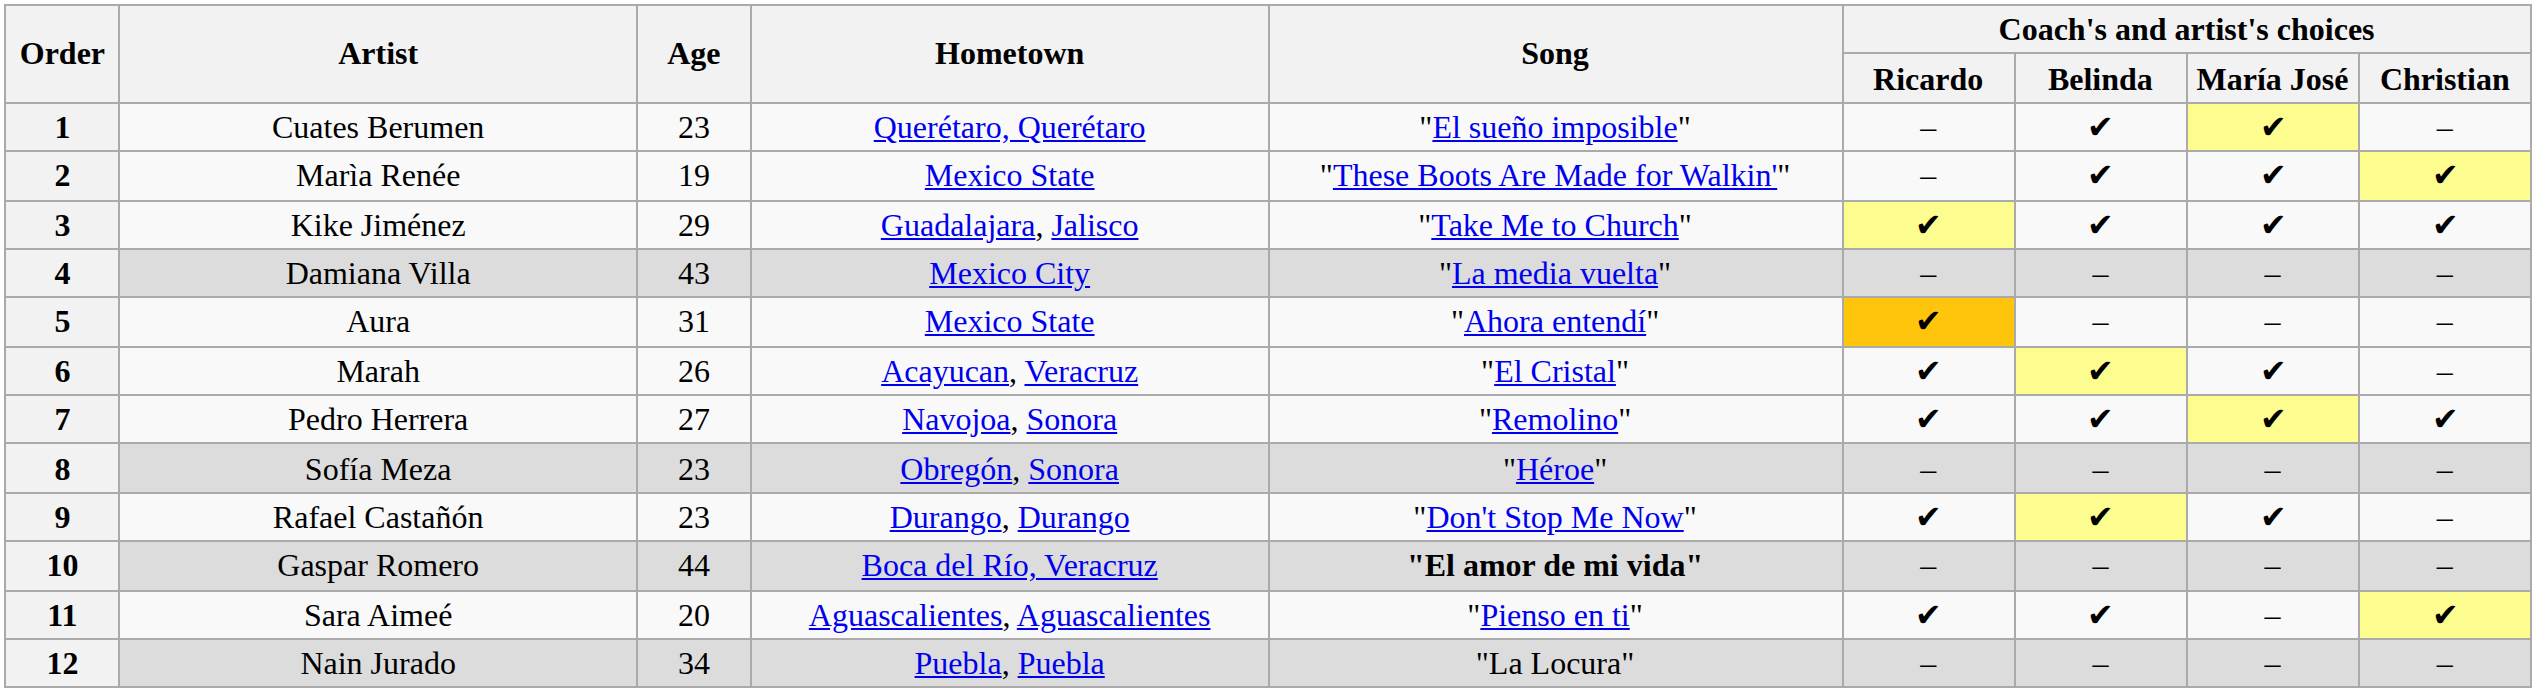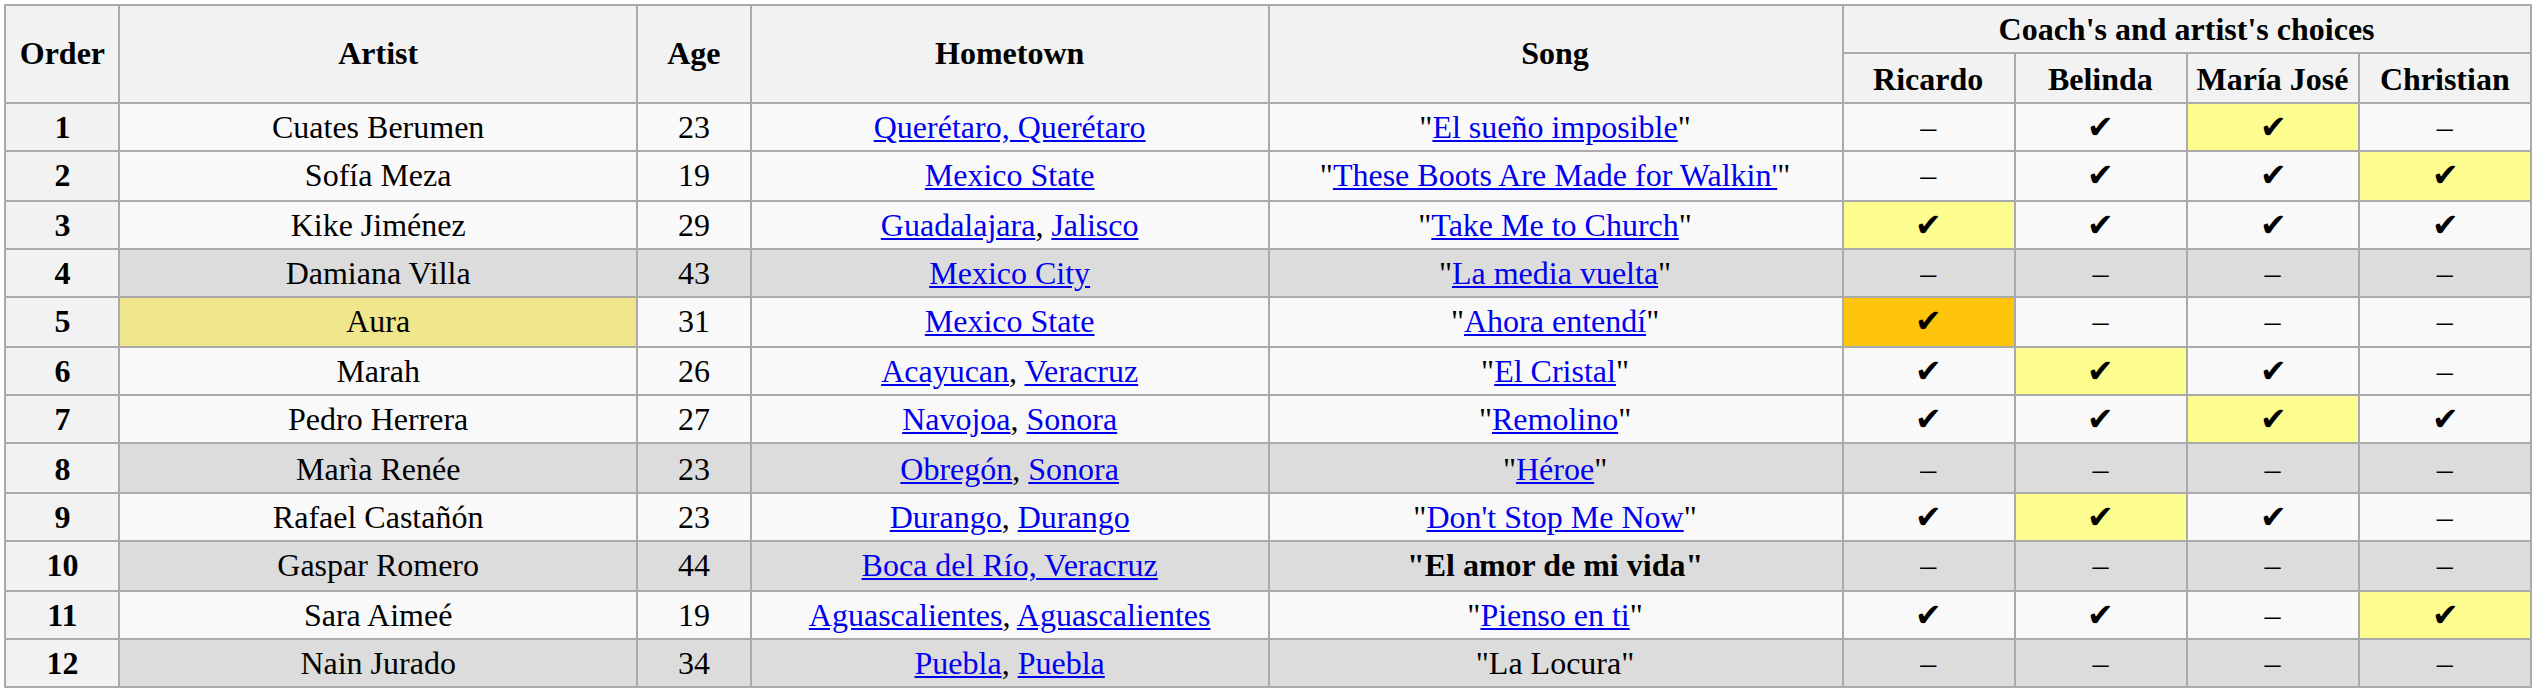(378, 176) Marìa Renée -> (378, 176) Sofía Meza
(378, 322) no background -> (378, 322) khaki background
(378, 468) Sofía Meza -> (378, 468) Marìa Renée
(694, 614) 20 -> (694, 614) 19
